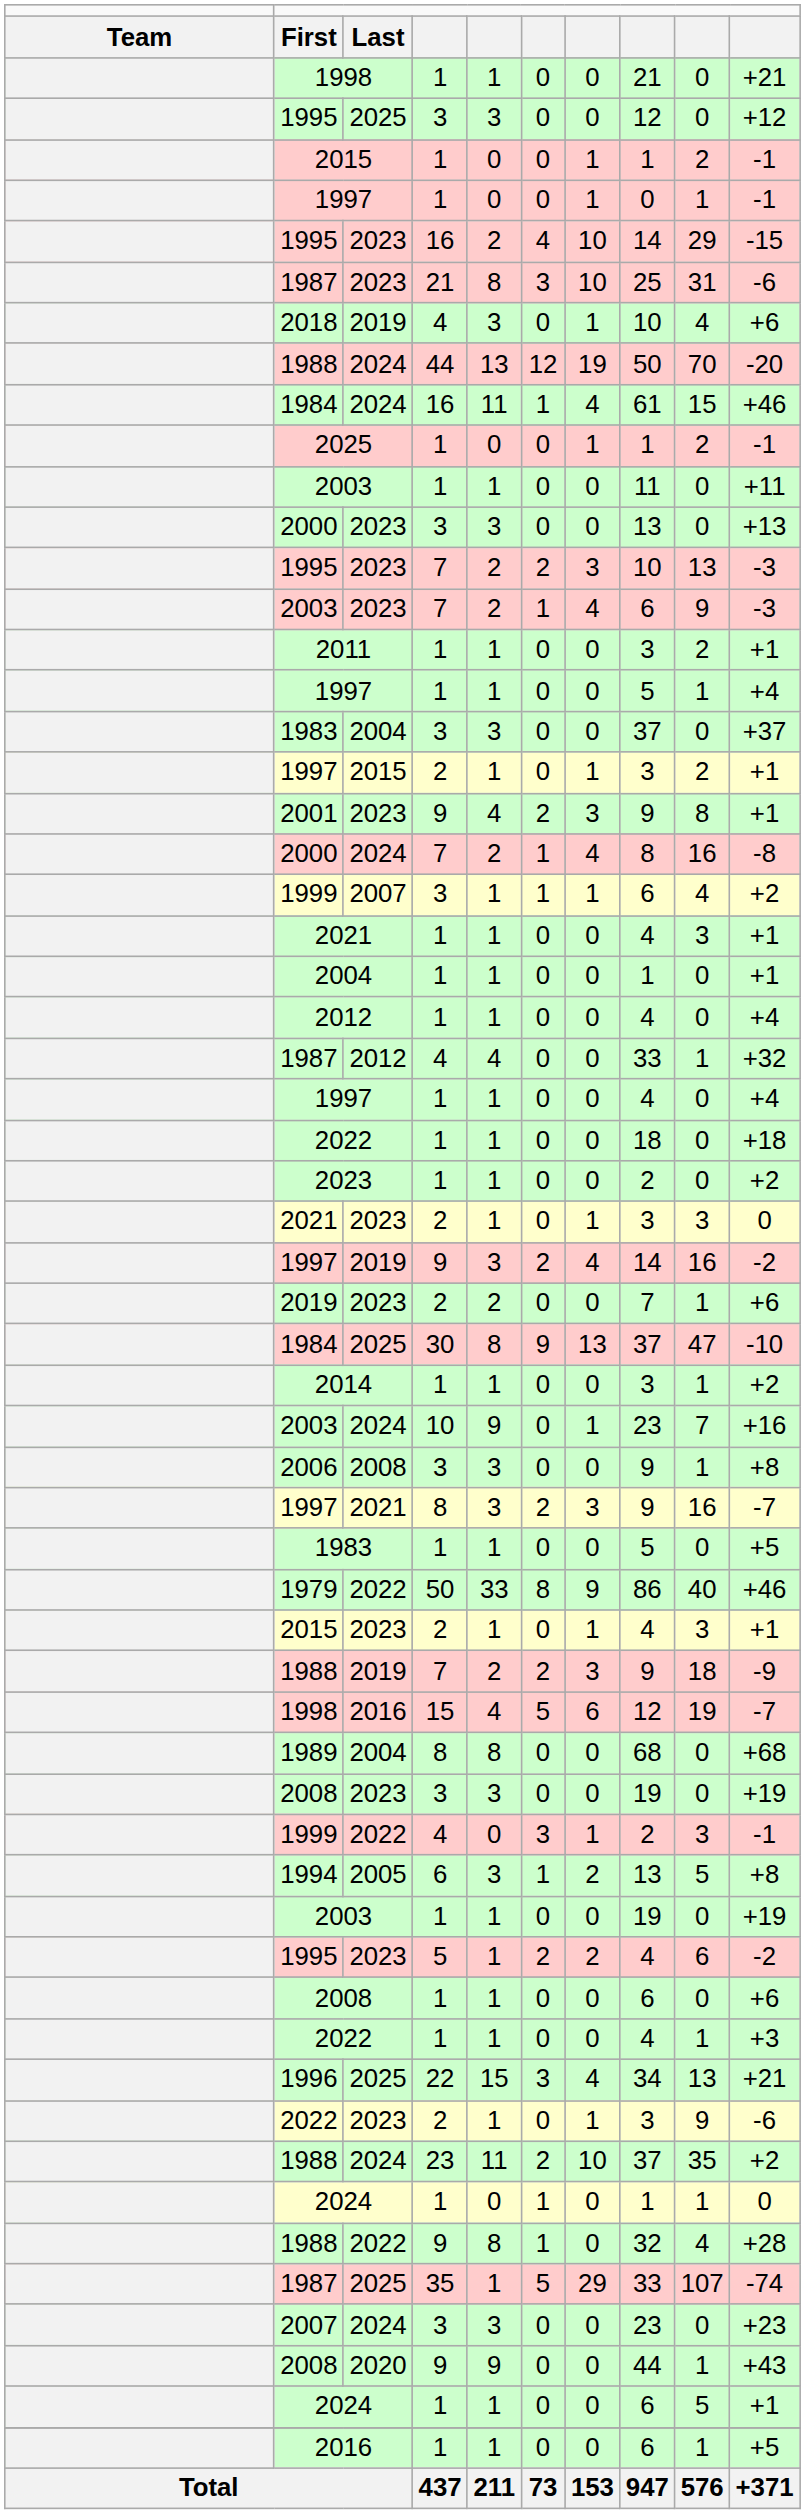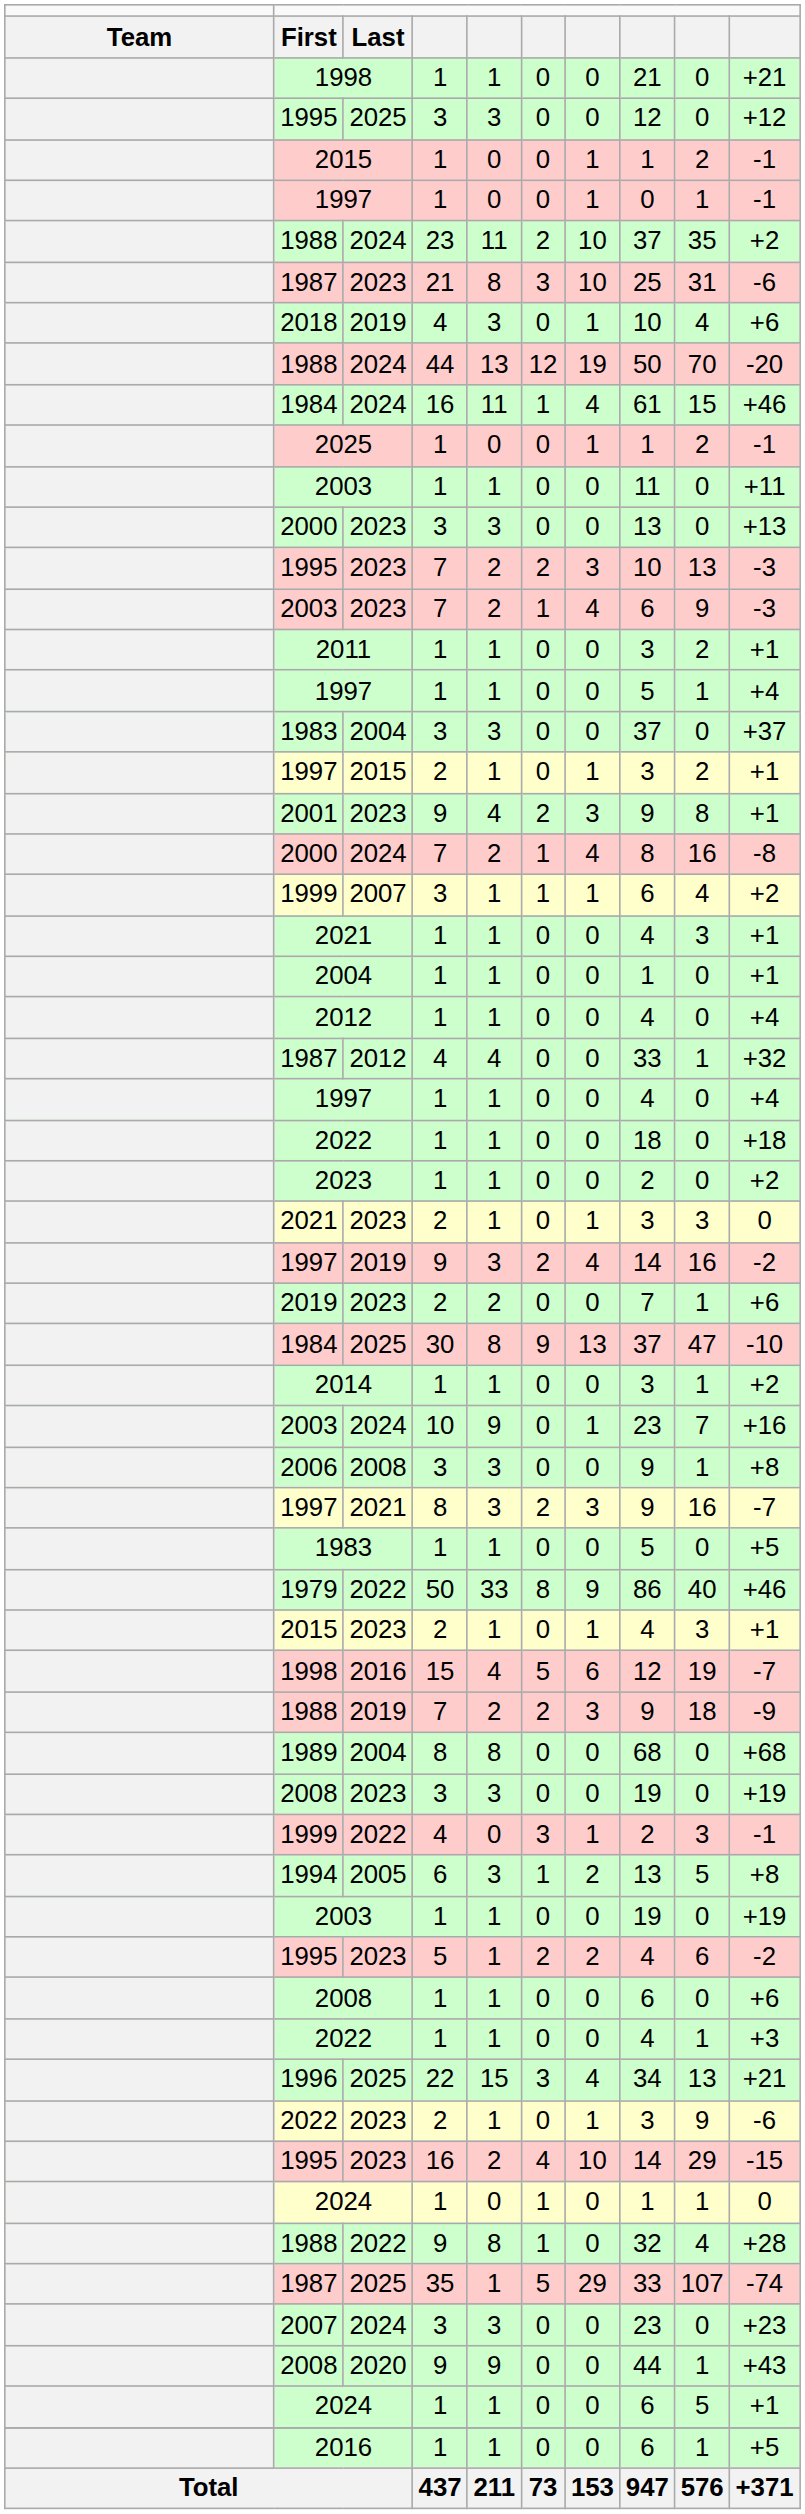rows swapped: (309, 2161) <-> (309, 241)
rows swapped: (309, 1711) <-> (309, 1670)
